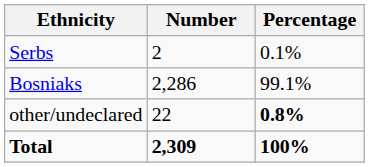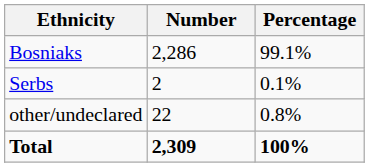rows swapped: (46, 83) <-> (31, 51)
(282, 114) bold -> (281, 114) normal
